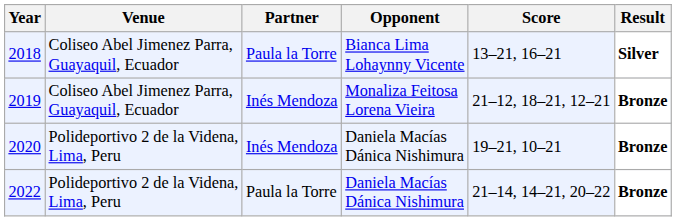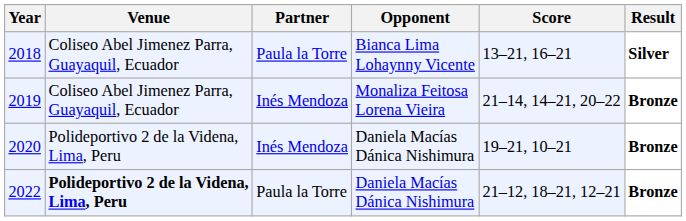(541, 100) 21–12, 18–21, 12–21 -> (552, 100) 21–14, 14–21, 20–22
(143, 192) normal -> (149, 192) bold
(541, 192) 21–14, 14–21, 20–22 -> (552, 192) 21–12, 18–21, 12–21
